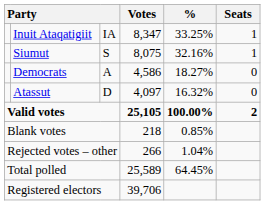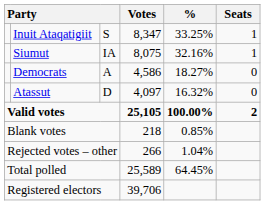(109, 33) IA -> (106, 33) S
(106, 53) S -> (109, 53) IA
